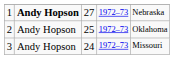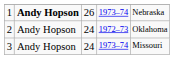(89, 12) 27 -> (89, 12) 26
(113, 12) 1972–73 -> (113, 12) 1973–74
(89, 29) 25 -> (89, 29) 24
(113, 46) 1972–73 -> (113, 46) 1973–74
